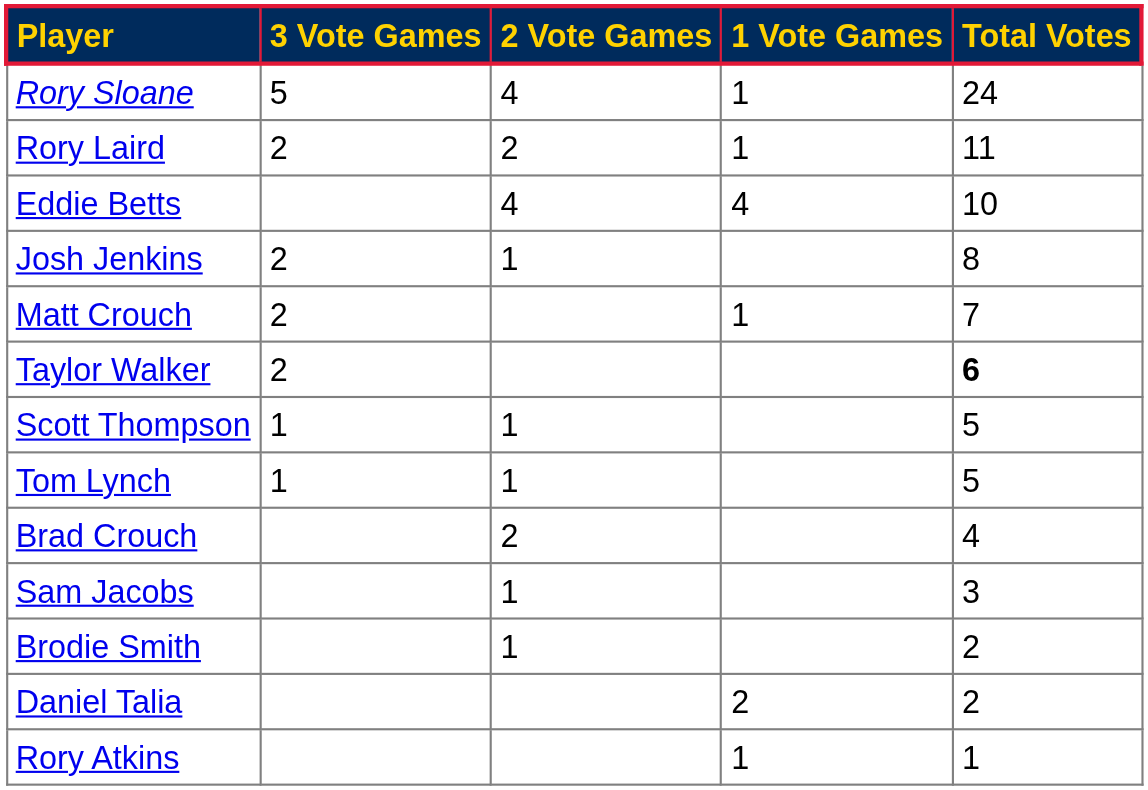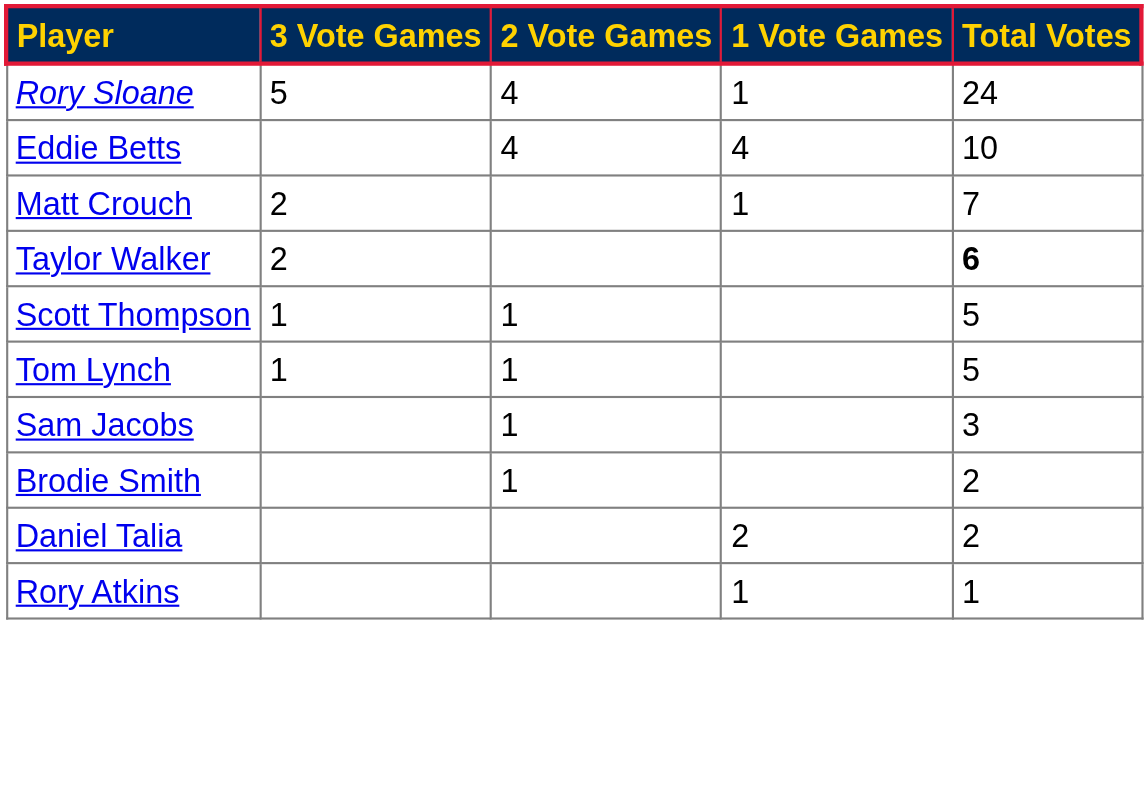- row: (90, 148)
- row: (109, 259)
- row: (107, 535)
